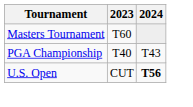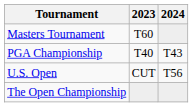(151, 73) bold -> (173, 73) normal
+ row: (67, 92)
